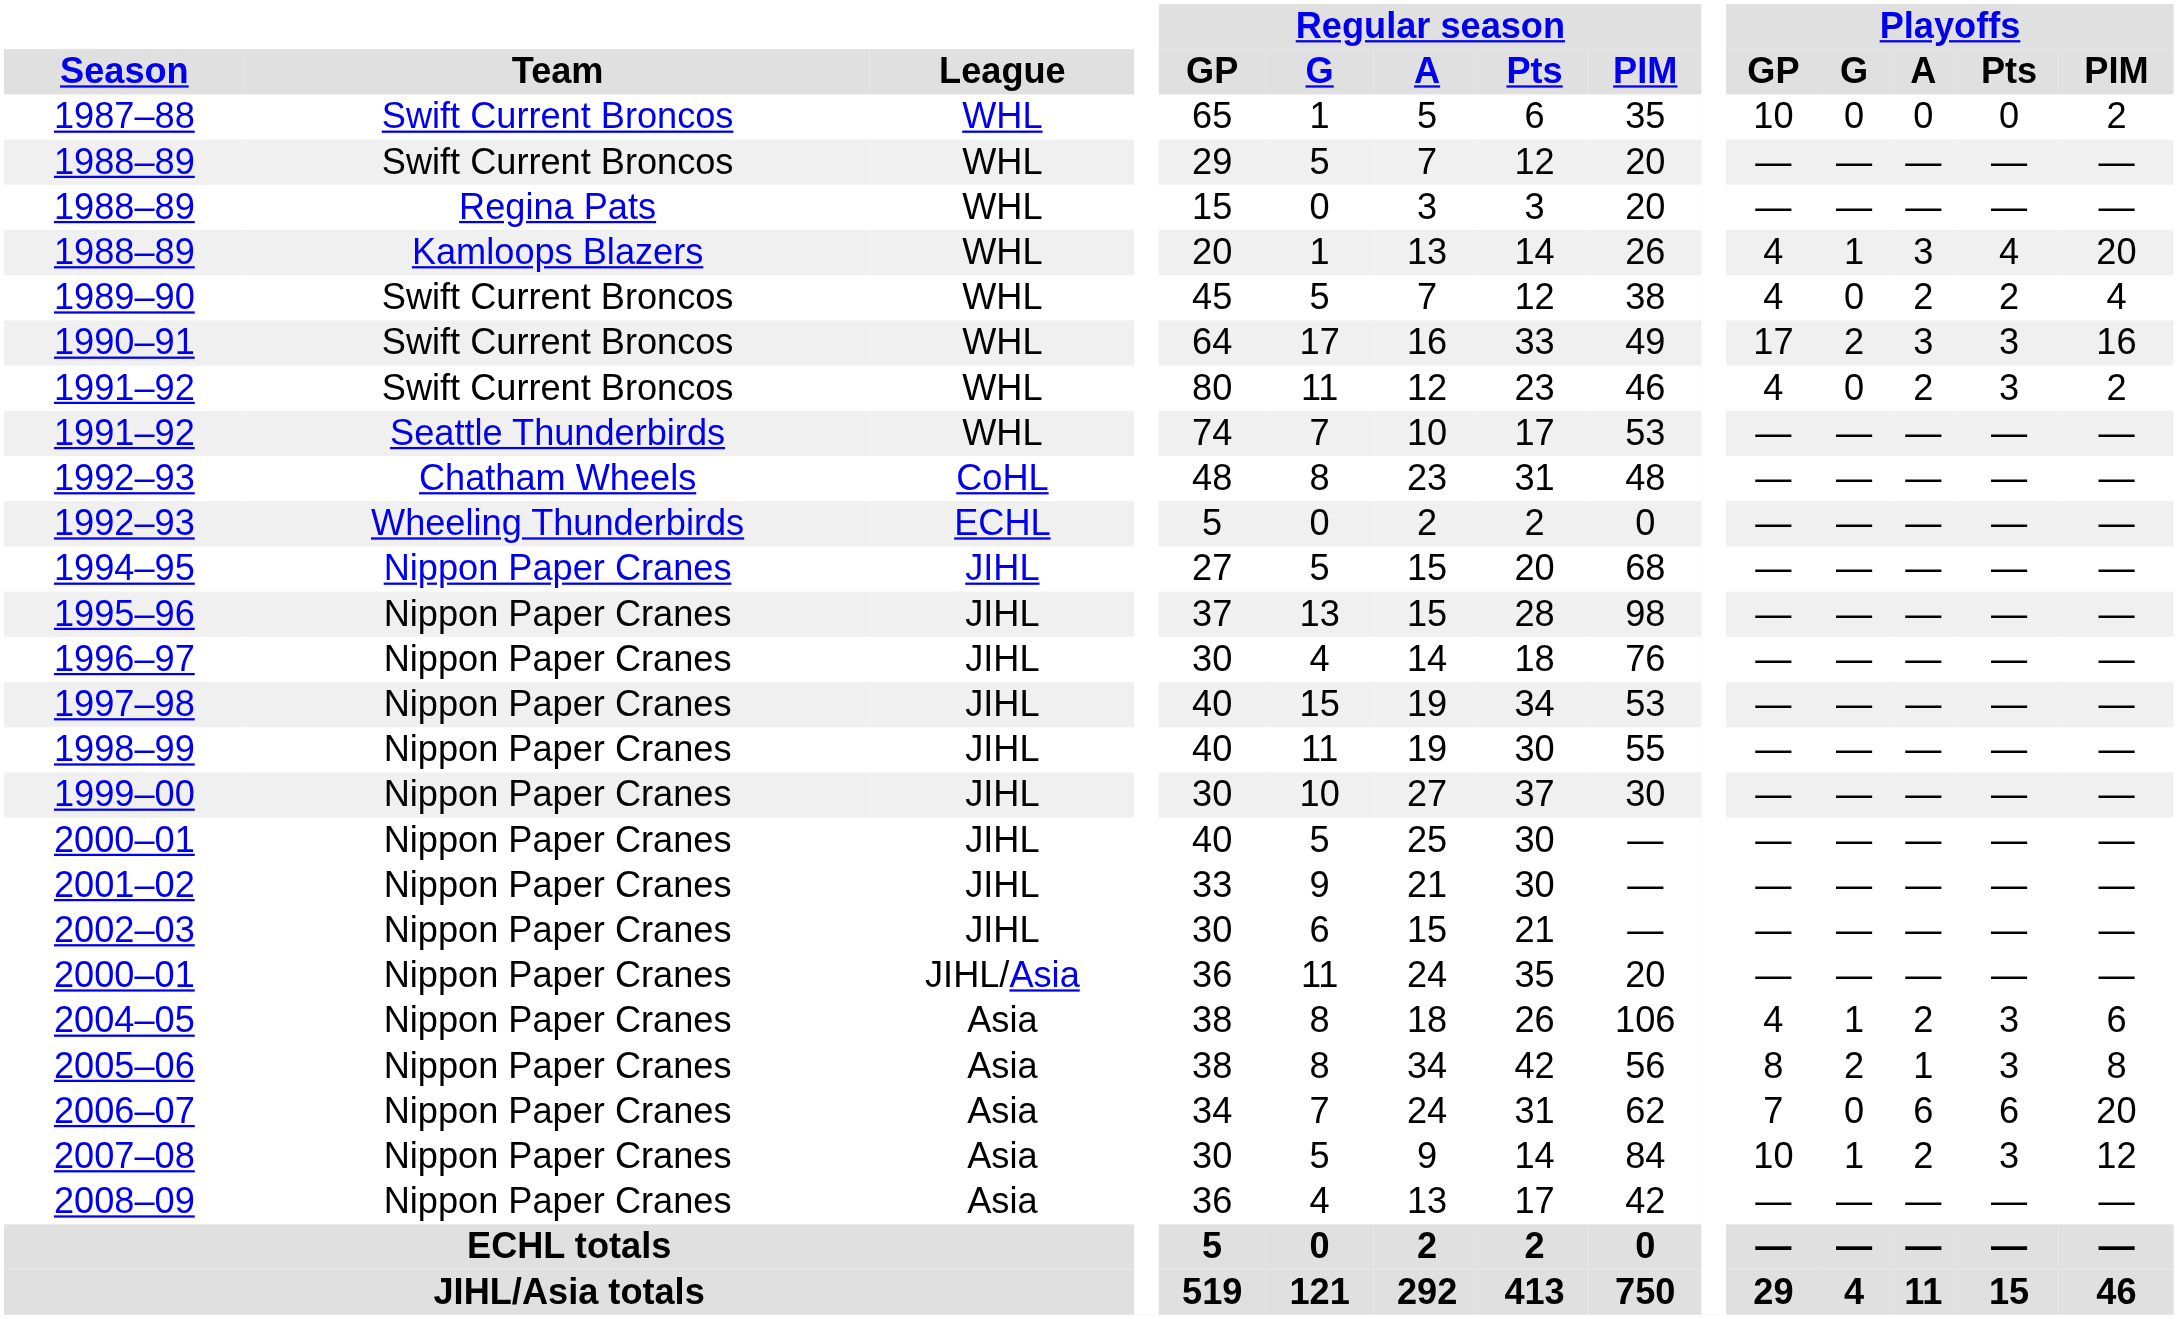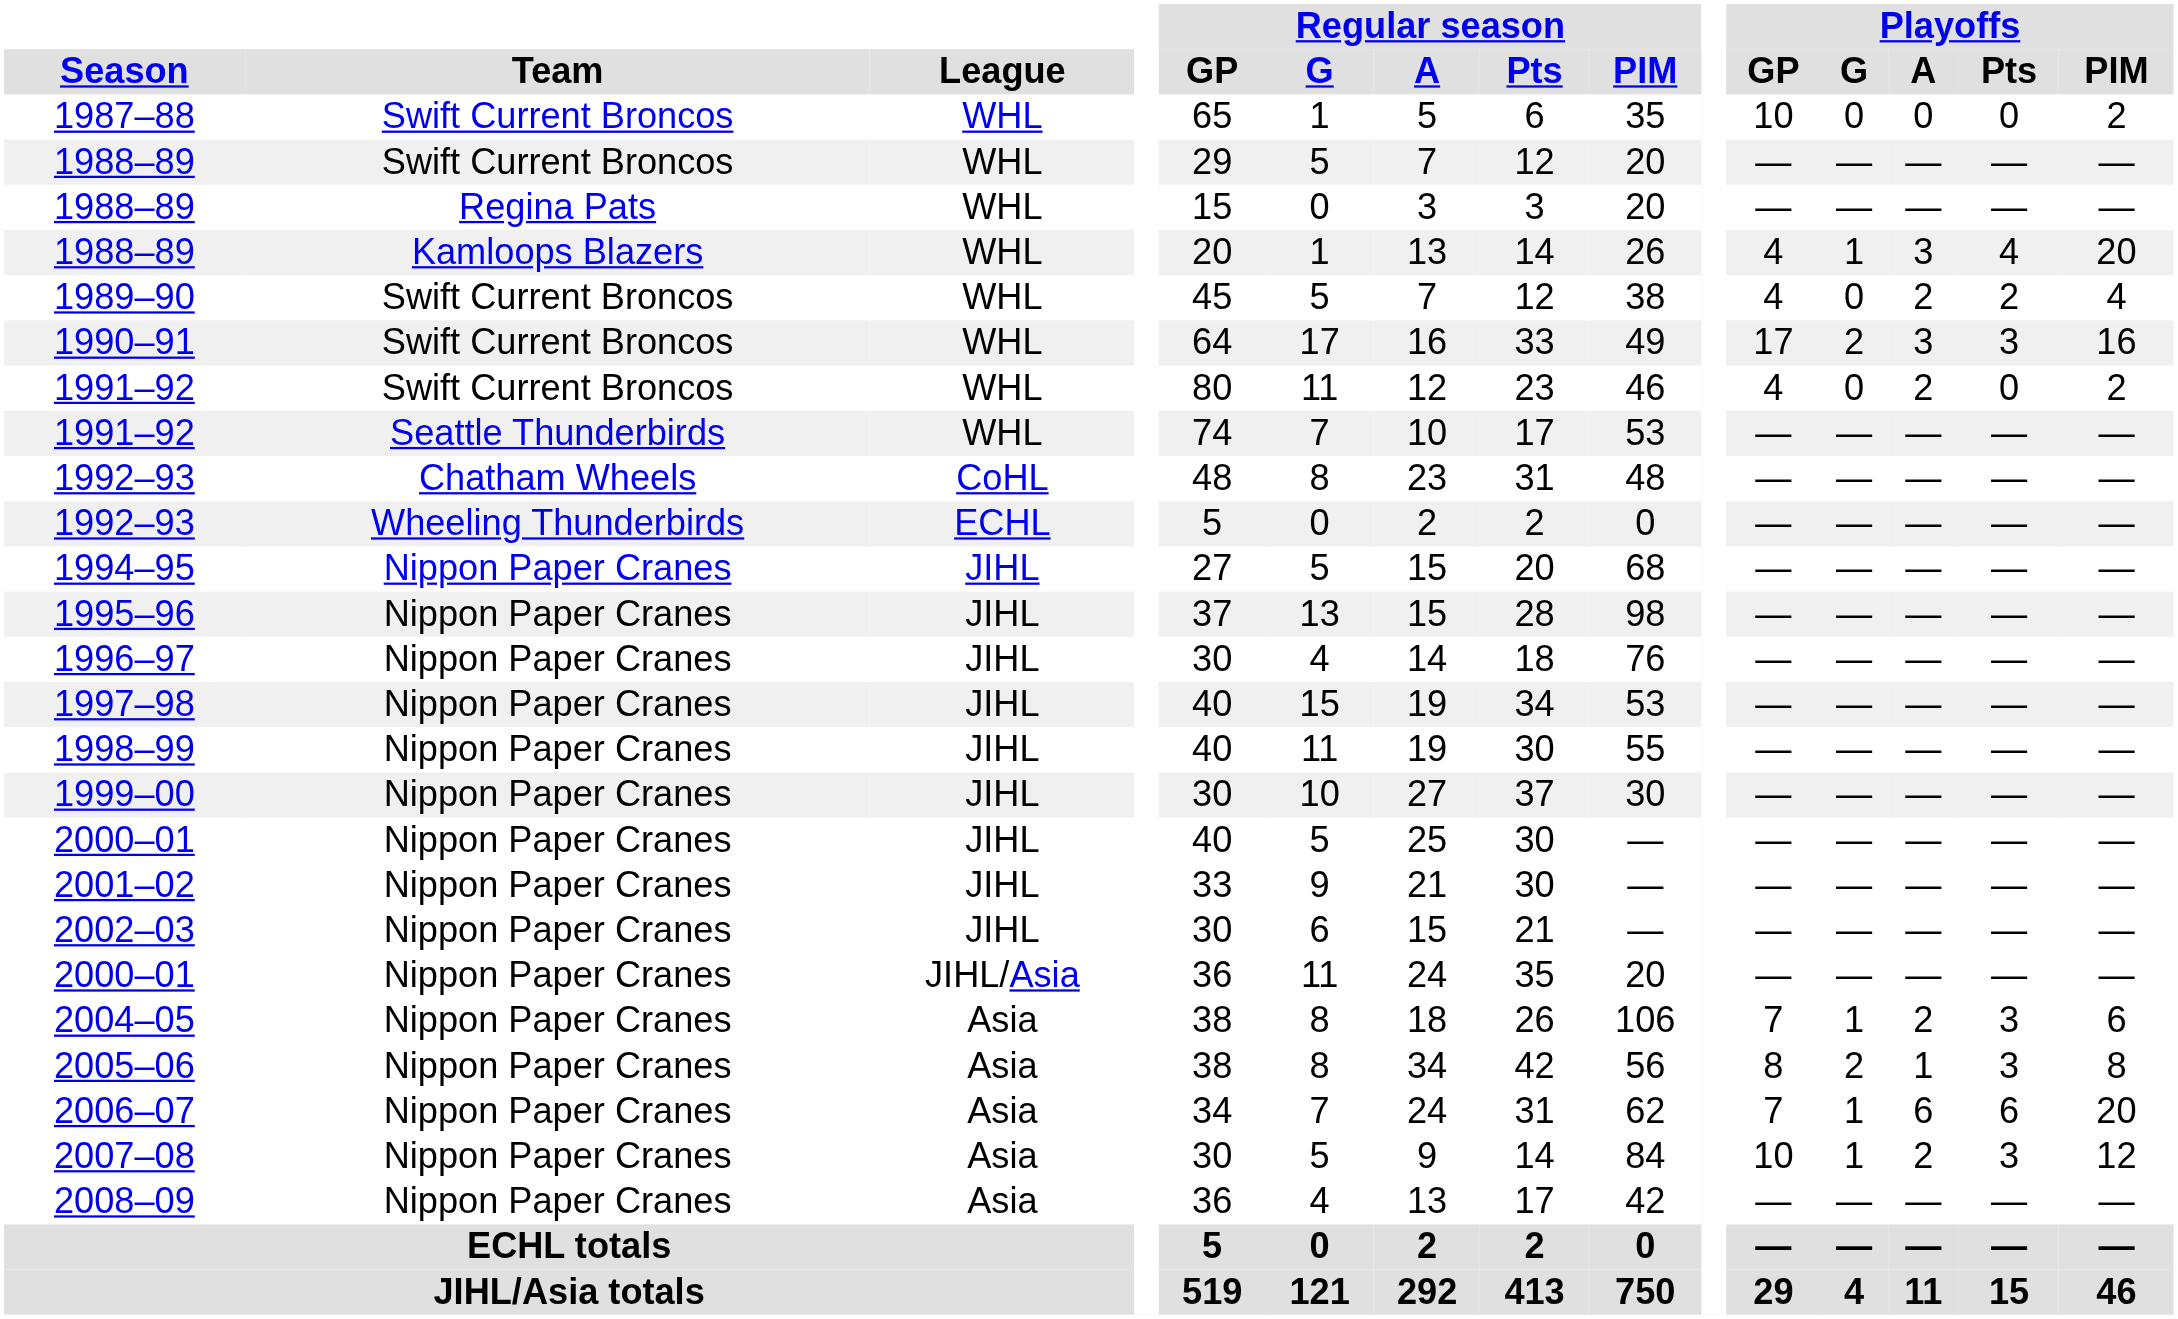(2009, 387) 3 -> (2009, 387) 0
(1773, 1020) 4 -> (1773, 1020) 7
(1854, 1110) 0 -> (1854, 1110) 1
